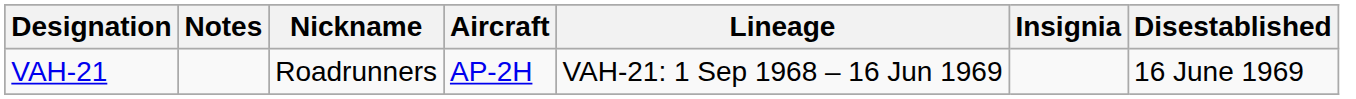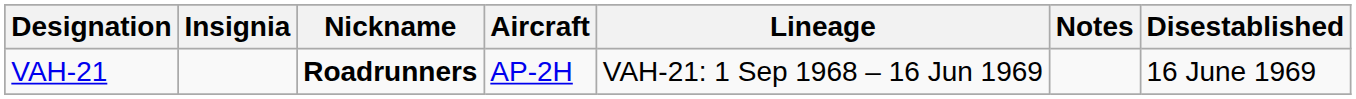columns swapped: (1068, 26) <-> (223, 26)
(356, 71) normal -> (390, 71) bold
